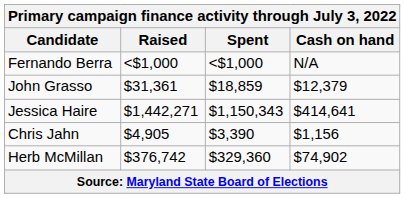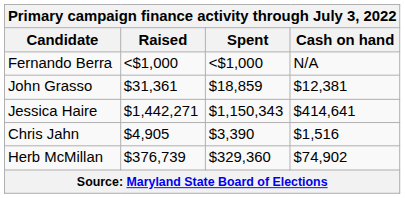(320, 87) $12,379 -> (320, 87) $12,381
(316, 134) $1,156 -> (316, 134) $1,516
(155, 157) $376,742 -> (155, 157) $376,739
